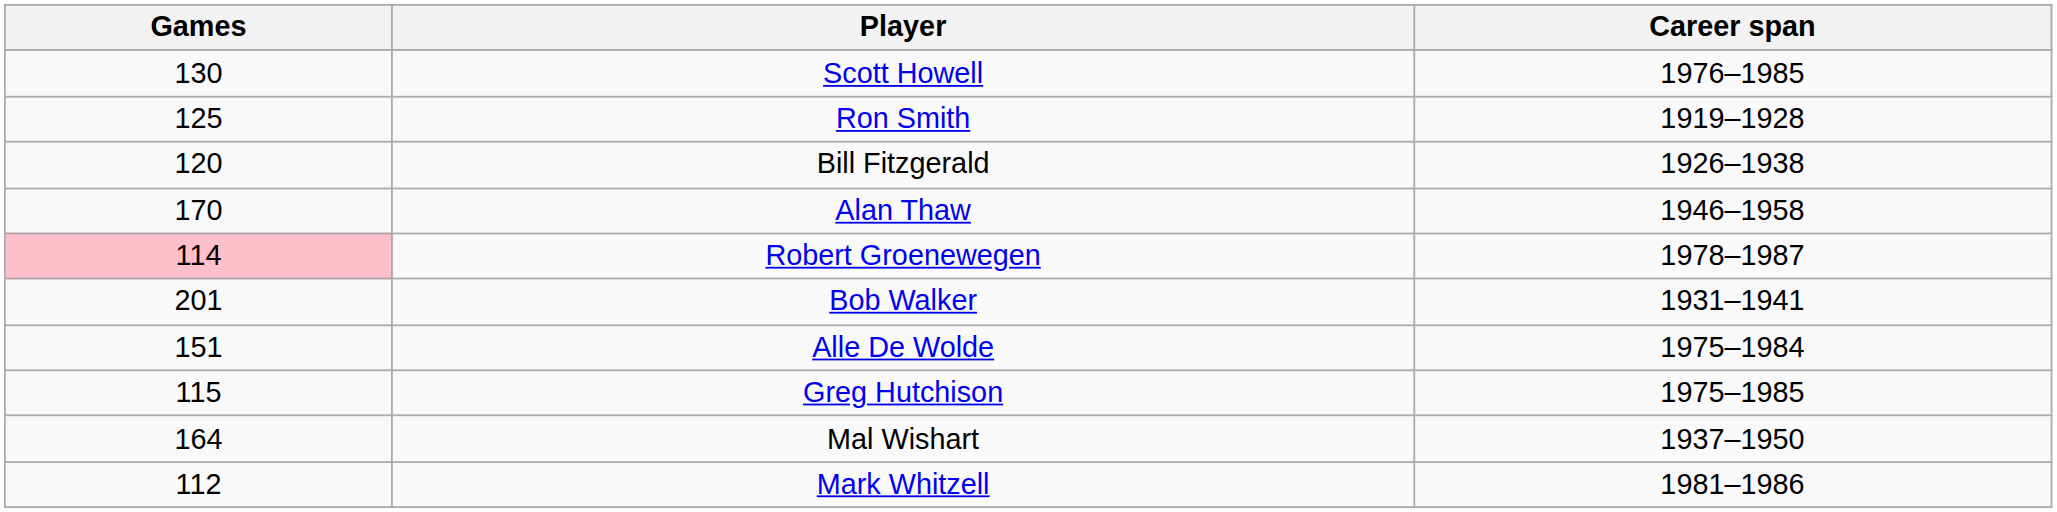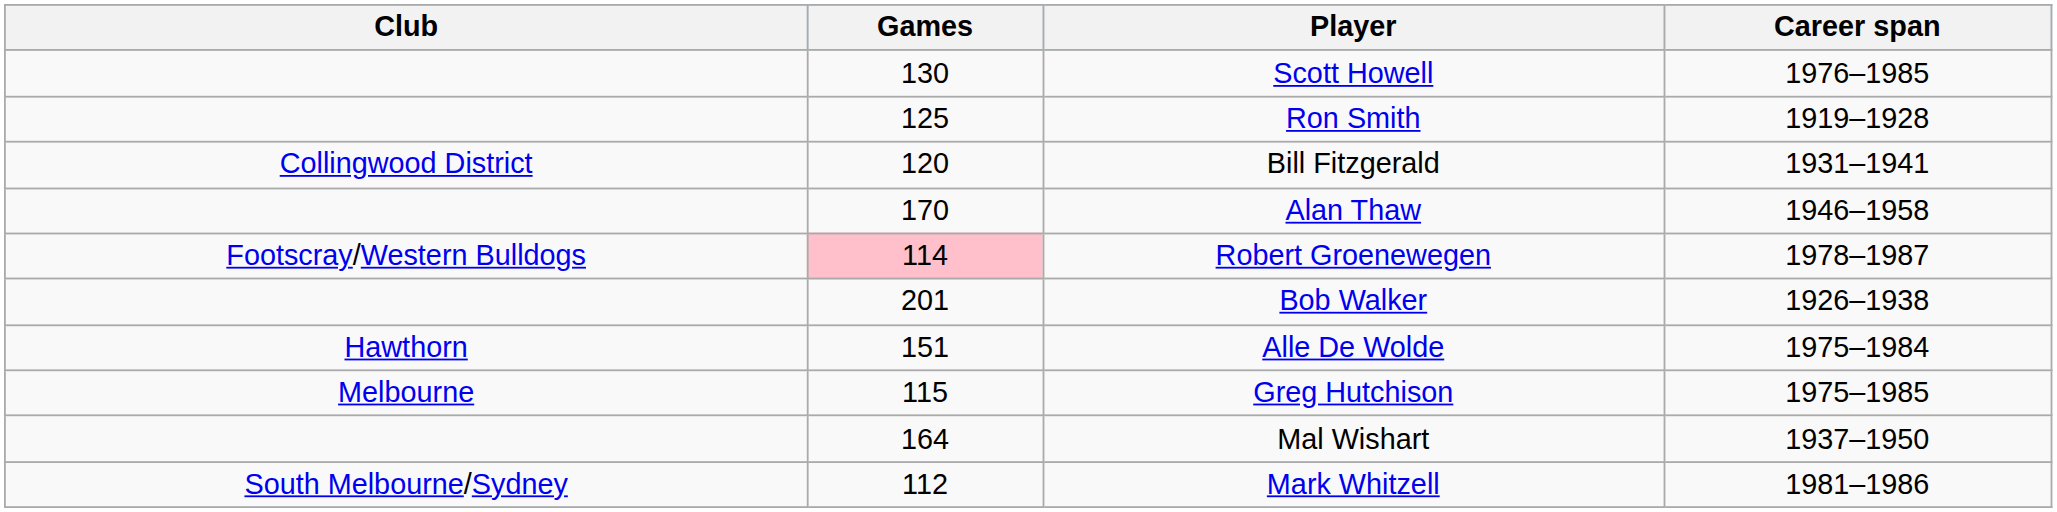+ column: (406, 27)
(1732, 164) 1926–1938 -> (1857, 164) 1931–1941
(1732, 301) 1931–1941 -> (1857, 301) 1926–1938
